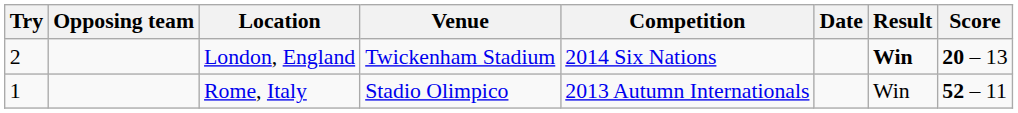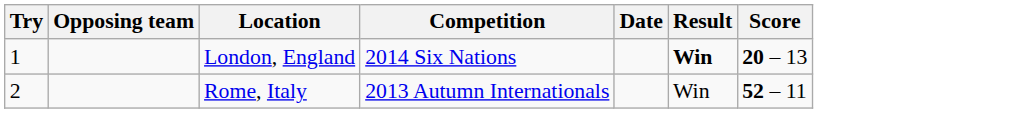- column: (460, 21)
(15, 56) 2 -> (15, 56) 1
(15, 90) 1 -> (15, 90) 2
